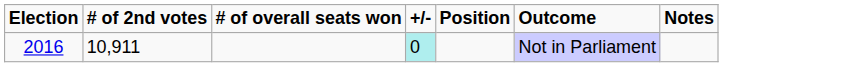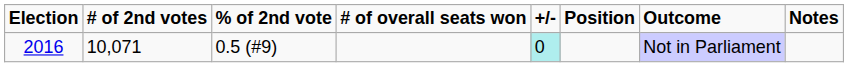+ column: (274, 18)
(113, 47) 10,911 -> (114, 47) 10,071
